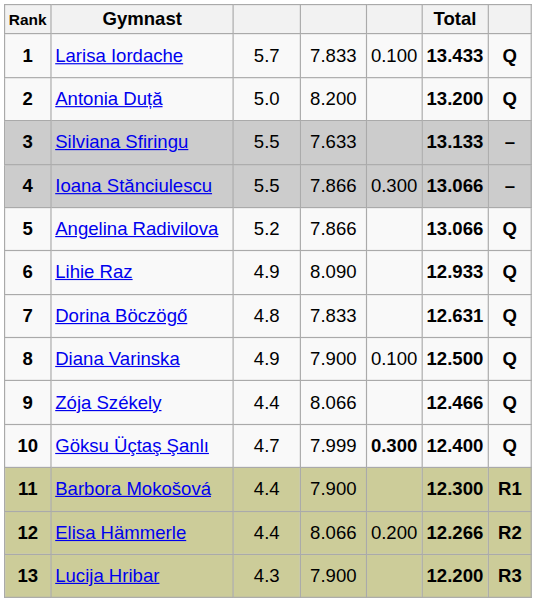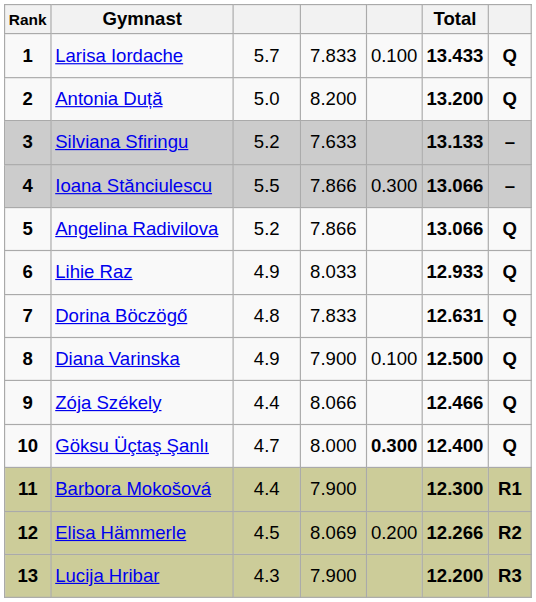(267, 142) 5.5 -> (267, 142) 5.2
(333, 272) 8.090 -> (333, 272) 8.033
(333, 445) 7.999 -> (333, 445) 8.000
(267, 532) 4.4 -> (267, 532) 4.5
(333, 532) 8.066 -> (333, 532) 8.069
